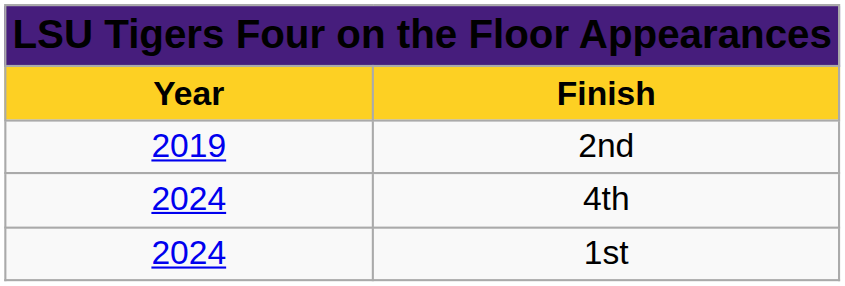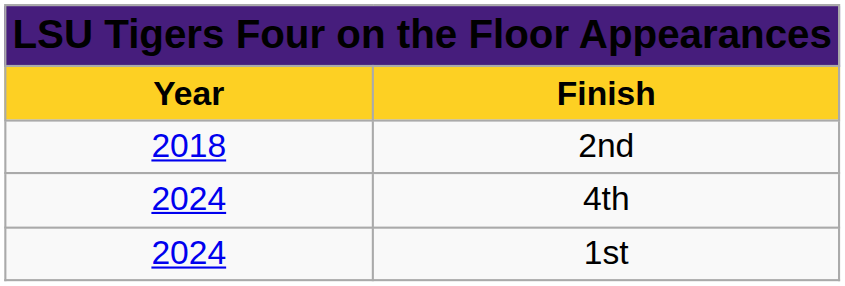(189, 146) 2019 -> (189, 146) 2018
